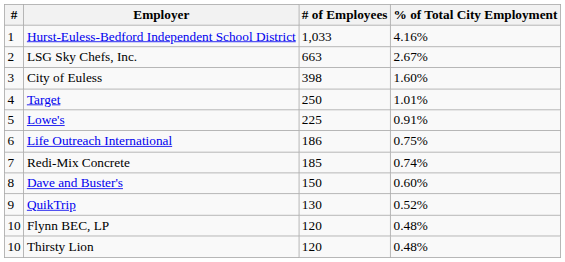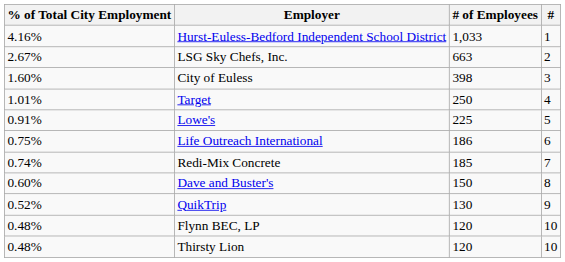columns swapped: (14, 15) <-> (475, 15)
